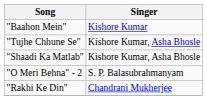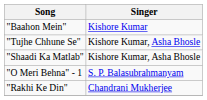+ row: (44, 73)
- row: (44, 73)
